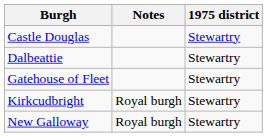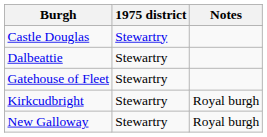columns swapped: (149, 15) <-> (224, 15)
